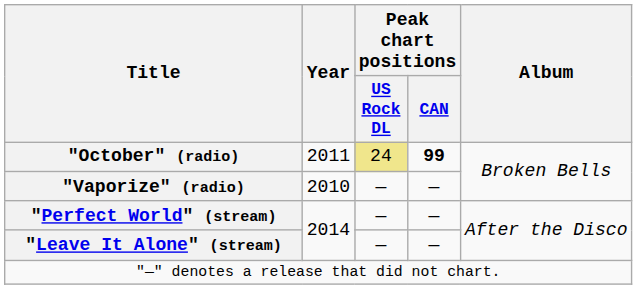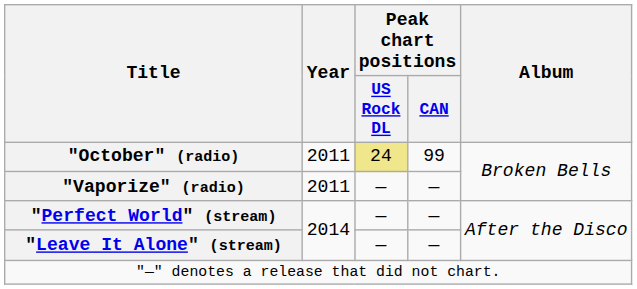(434, 157) bold -> (434, 157) normal
(328, 186) 2010 -> (328, 186) 2011
